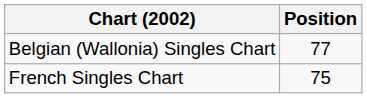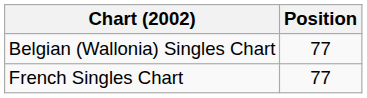(321, 78) 75 -> (321, 78) 77
